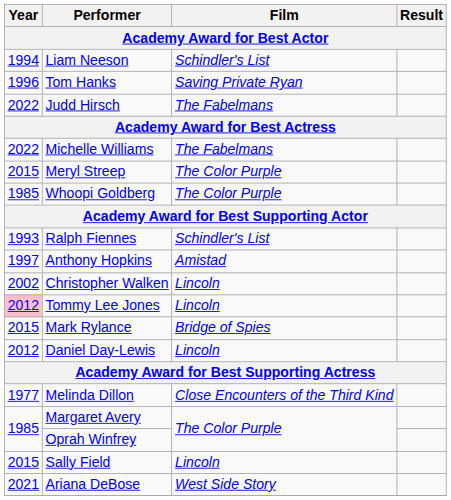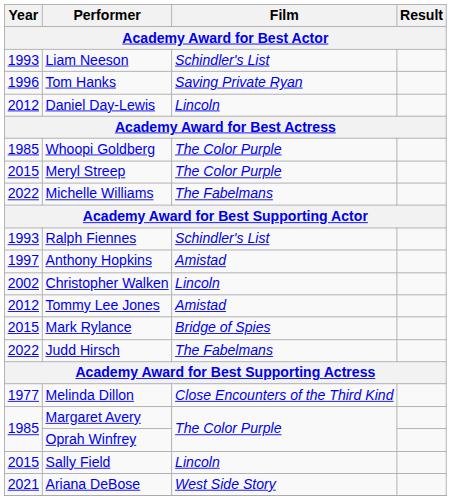(23, 60) 1994 -> (23, 60) 1993
rows swapped: (100, 350) <-> (83, 104)
rows swapped: (100, 194) <-> (99, 149)
(23, 305) pink background -> (23, 305) no background
(197, 305) Lincoln -> (201, 305) Amistad
